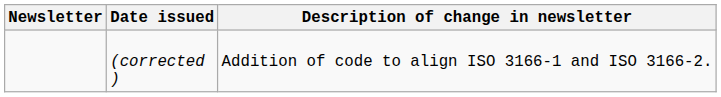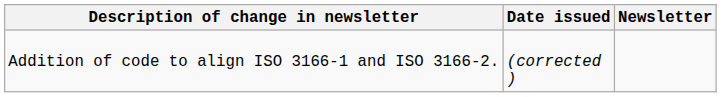columns swapped: (56, 17) <-> (467, 17)
